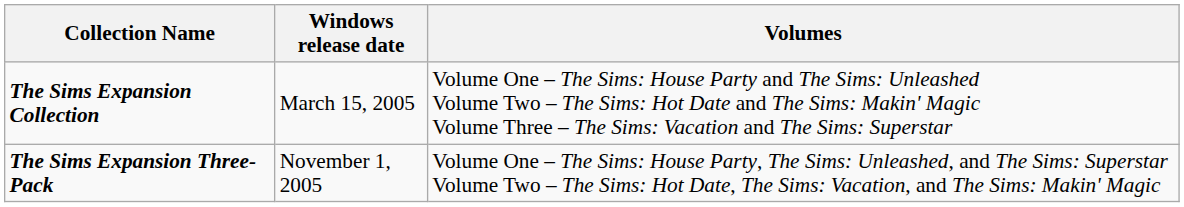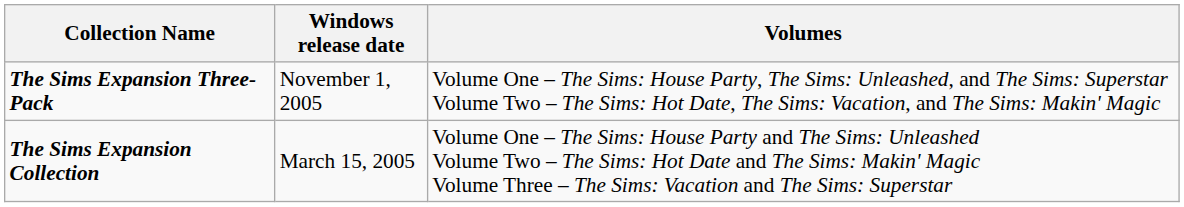rows swapped: (101, 103) <-> (133, 172)
